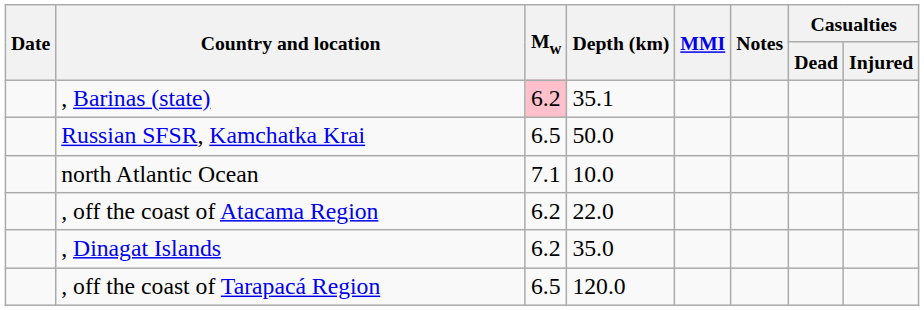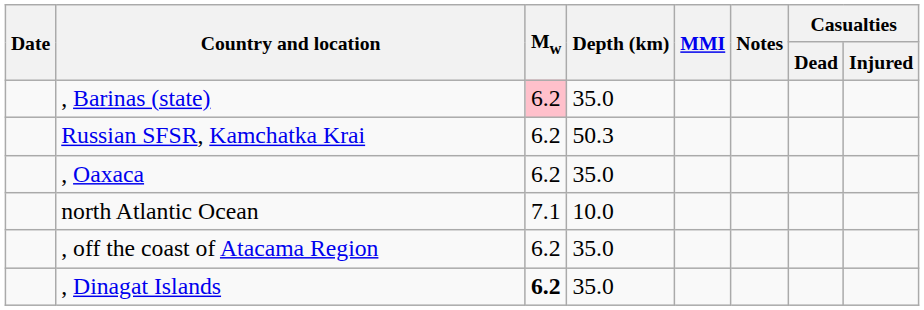(593, 98) 35.1 -> (593, 98) 35.0
(546, 135) 6.5 -> (546, 135) 6.2
(593, 135) 50.0 -> (593, 135) 50.3
+ row: (103, 173)
(593, 211) 22.0 -> (593, 248) 35.0
(546, 248) normal -> (546, 286) bold
- row: (221, 286)
